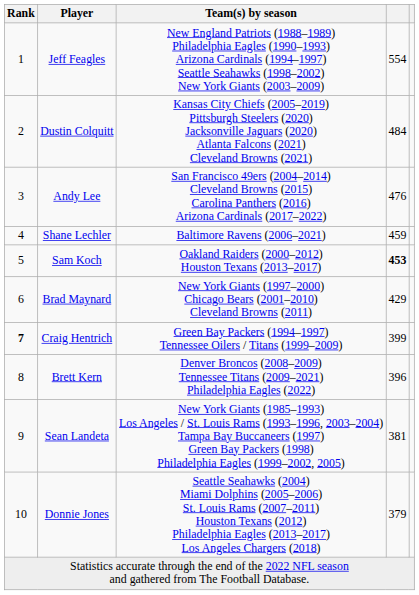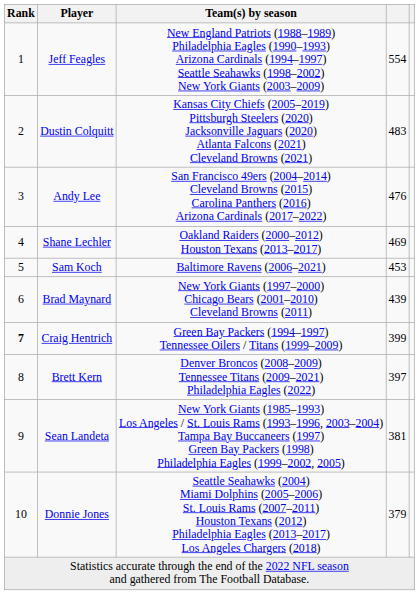(397, 131) 484 -> (397, 131) 483
(251, 235) Baltimore Ravens (2006–2021) -> (251, 242) Oakland Raiders (2000–2012) Houston Texans (2013–2017)
(397, 235) 459 -> (397, 242) 469
(251, 260) Oakland Raiders (2000–2012) Houston Texans (2013–2017) -> (251, 267) Baltimore Ravens (2006–2021)
(397, 260) bold -> (397, 267) normal
(397, 299) 429 -> (397, 299) 439
(397, 377) 396 -> (397, 377) 397
